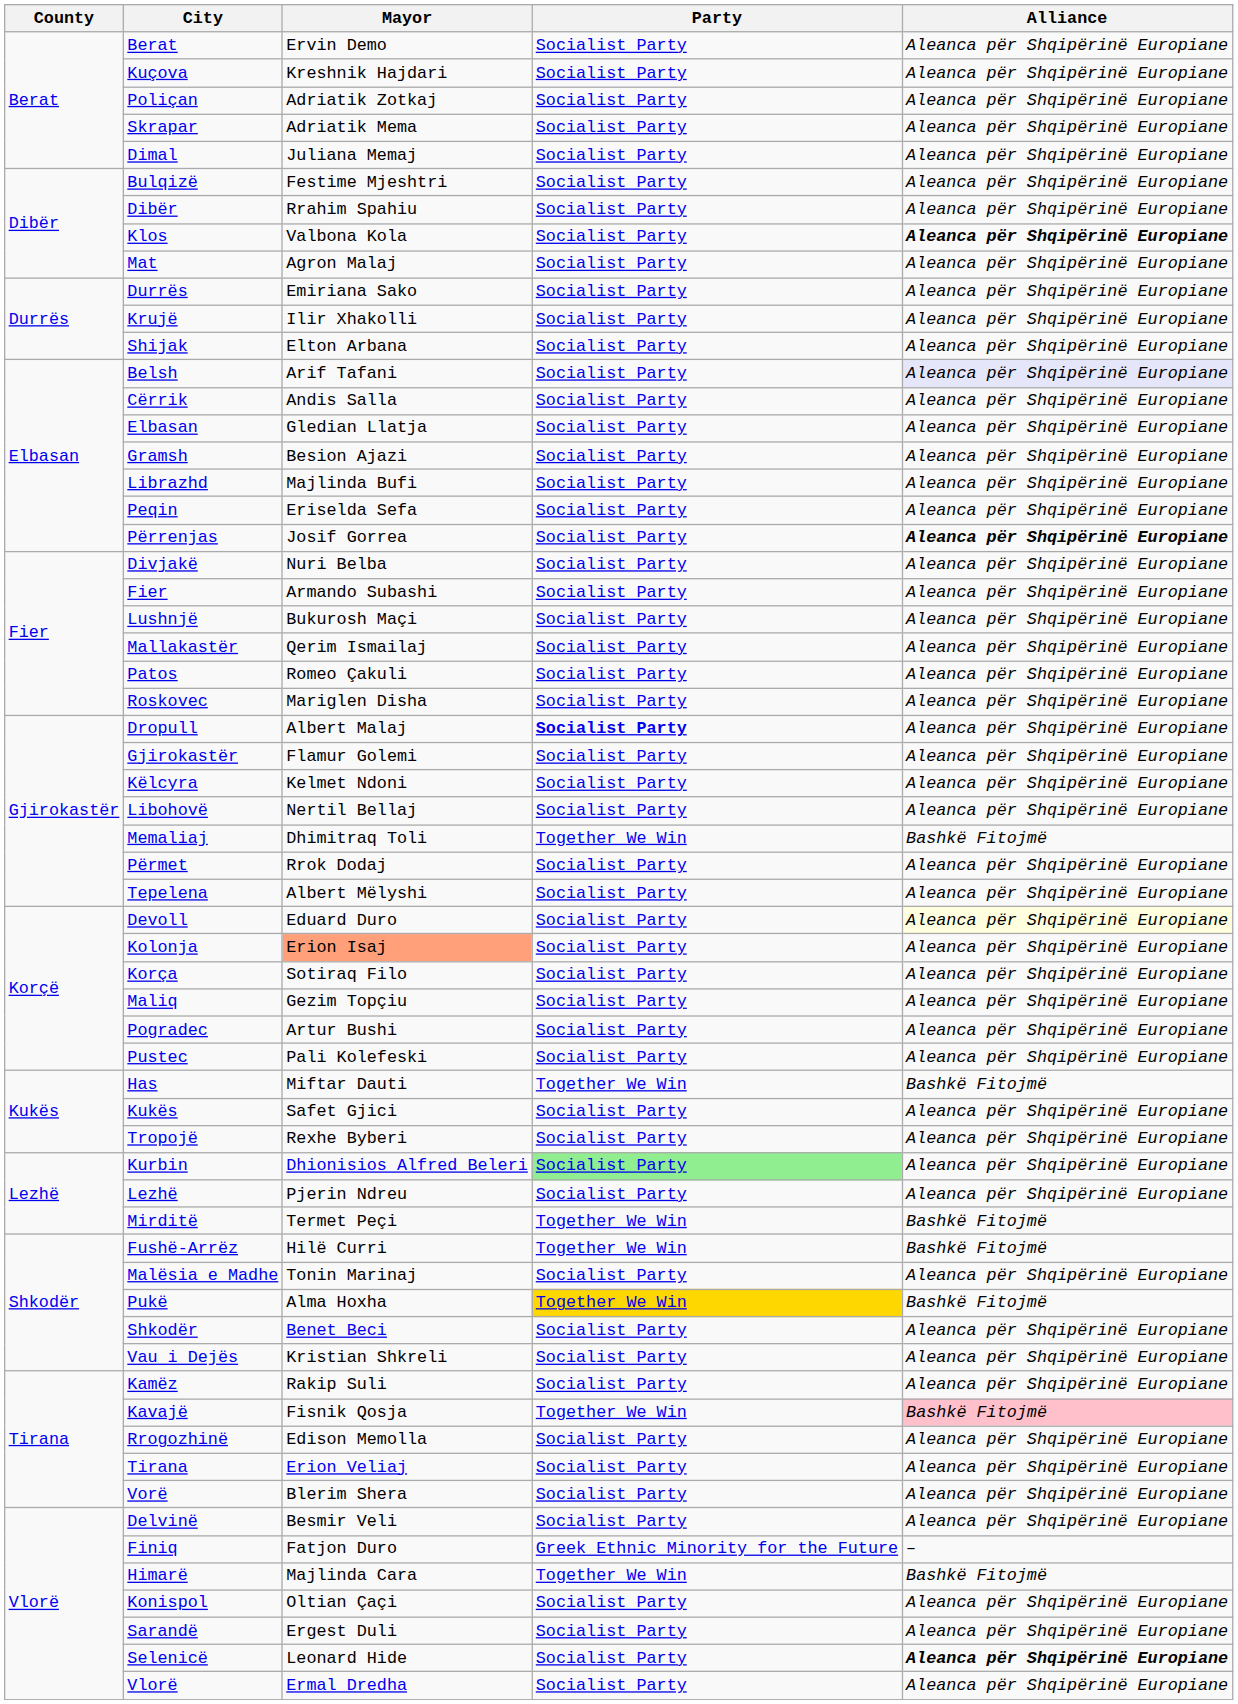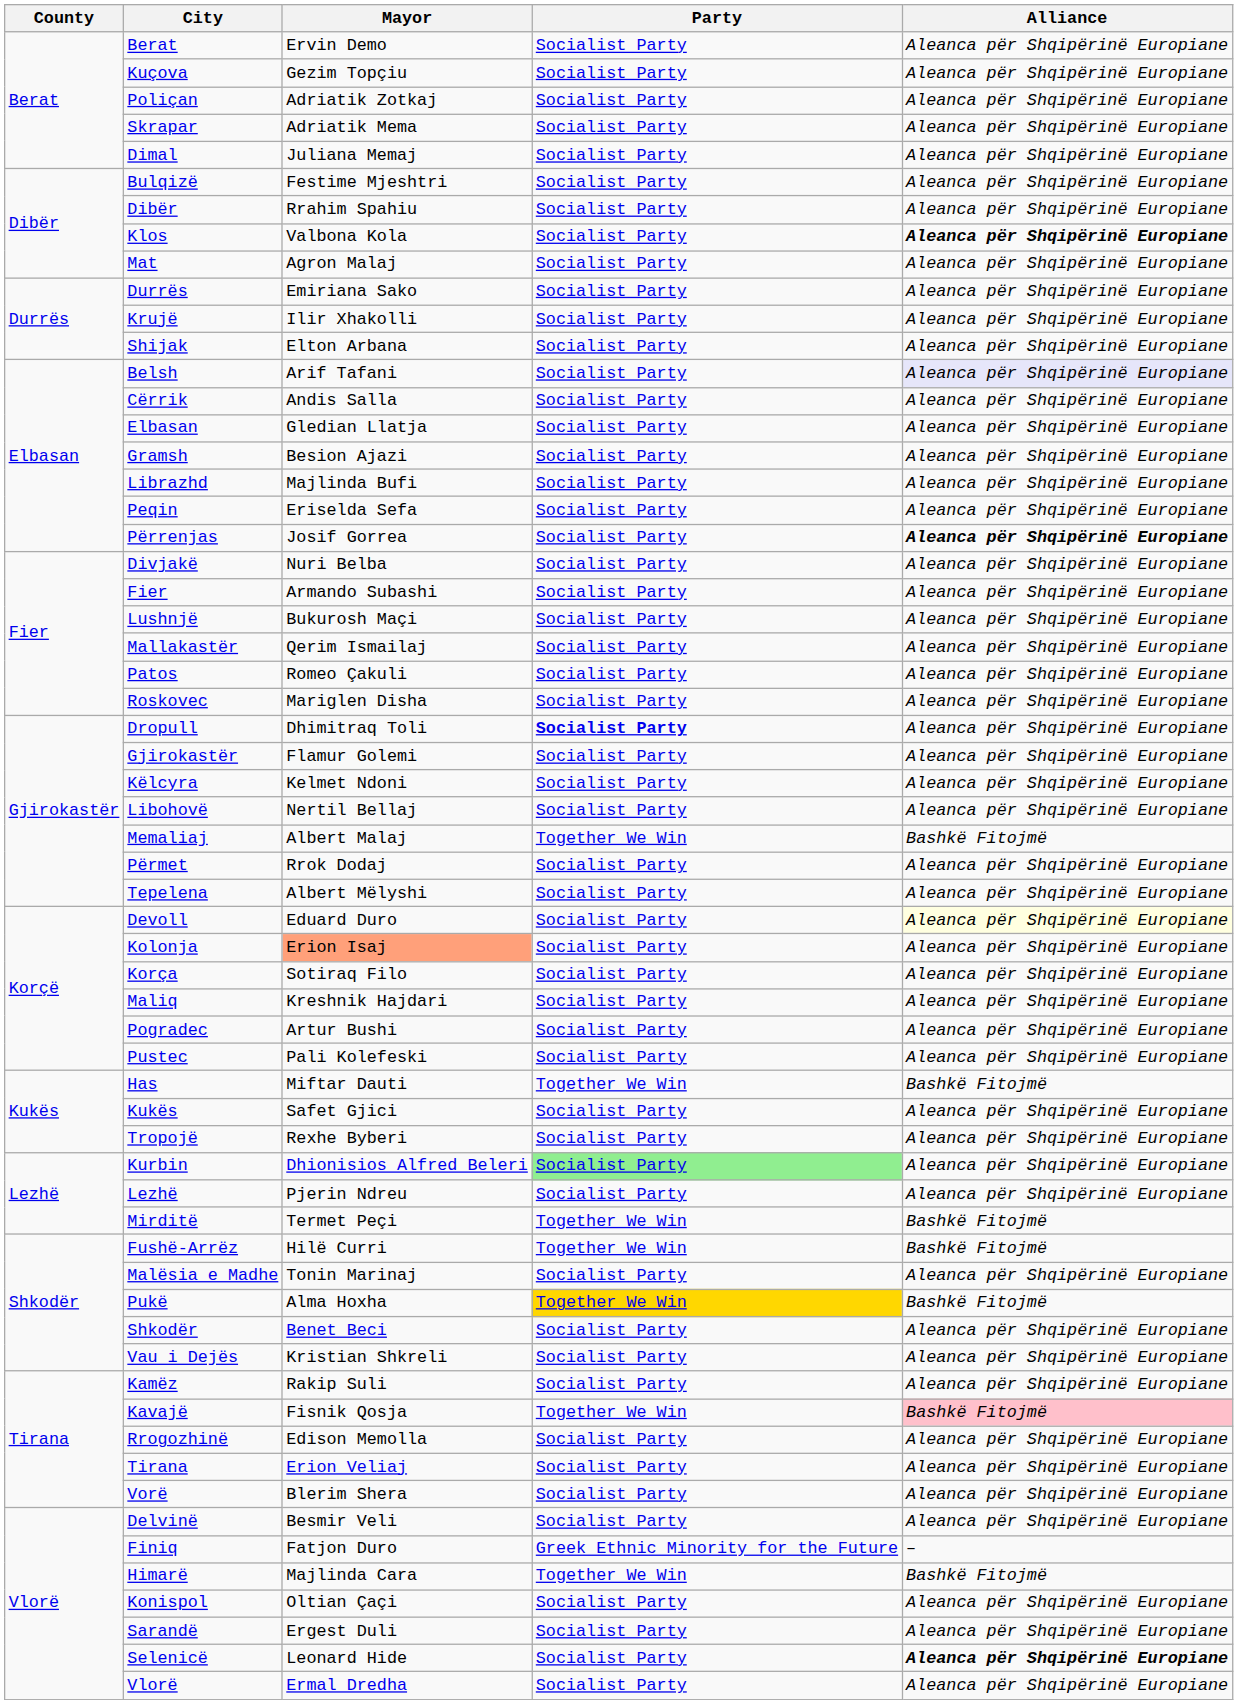(367, 73) Kreshnik Hajdari -> (347, 73) Gezim Topçiu
(347, 729) Albert Malaj -> (357, 729) Dhimitraq Toli
(357, 838) Dhimitraq Toli -> (347, 838) Albert Malaj
(347, 1002) Gezim Topçiu -> (367, 1002) Kreshnik Hajdari
